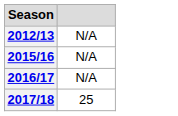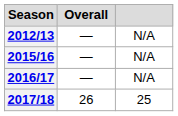+ column: (86, 14)
